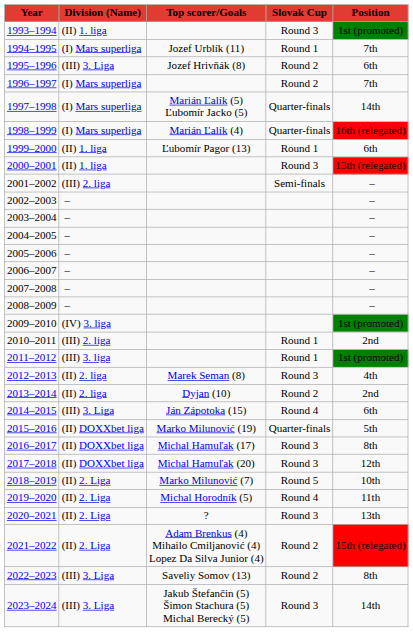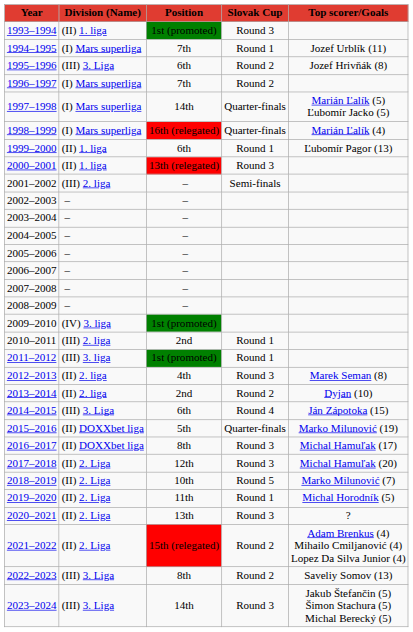columns swapped: (371, 13) <-> (206, 13)
(103, 463) (II) DOXXbet liga -> (86, 463) (II) 2. Liga
(300, 498) Round 4 -> (255, 498) Round 1
